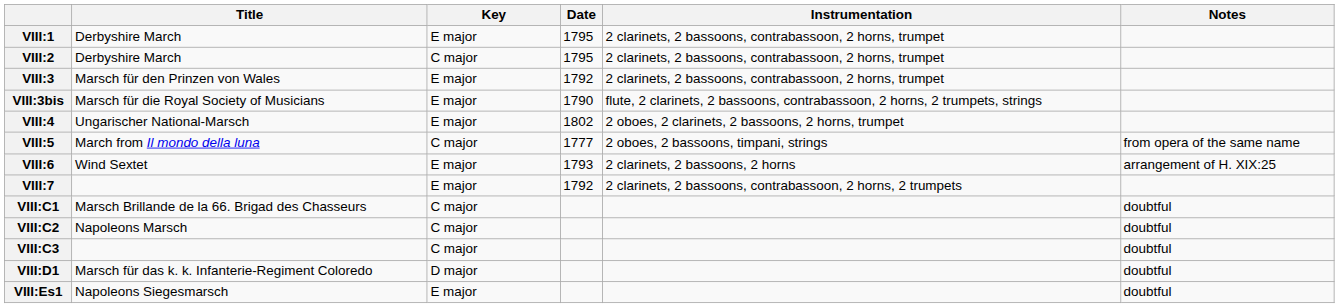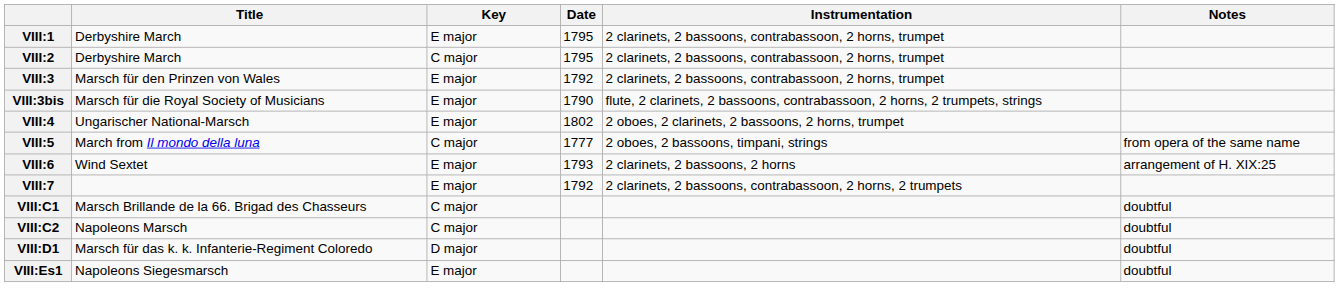- row: (38, 249)
